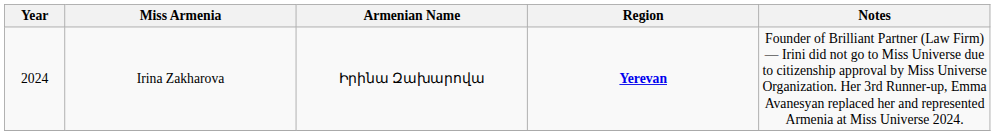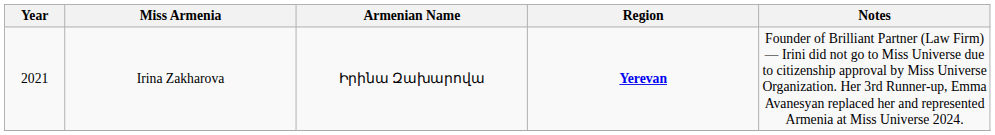(35, 79) 2024 -> (35, 79) 2021
